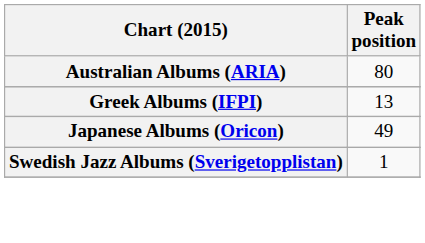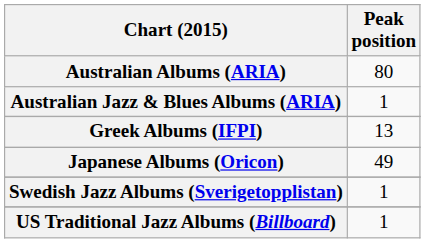+ row: (176, 101)
+ row: (176, 222)
